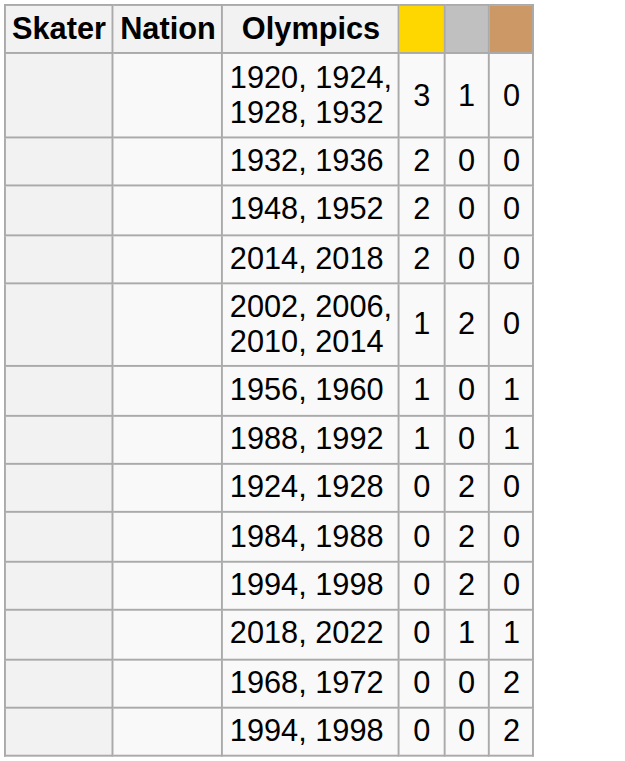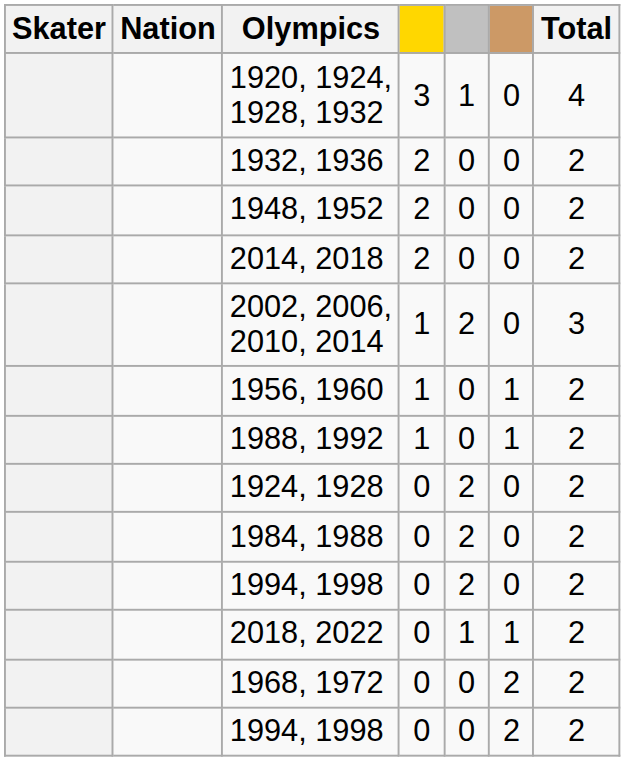+ column: (577, 28)
